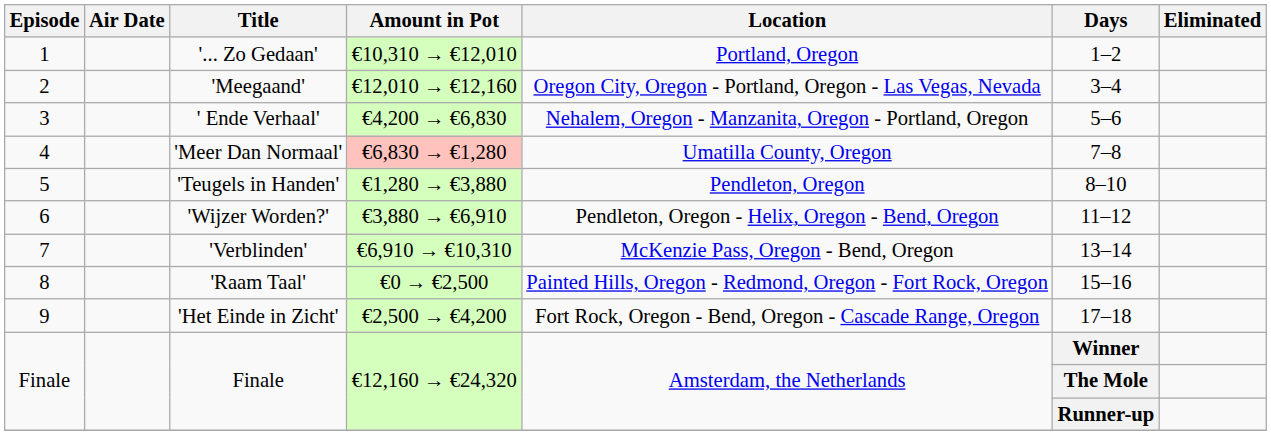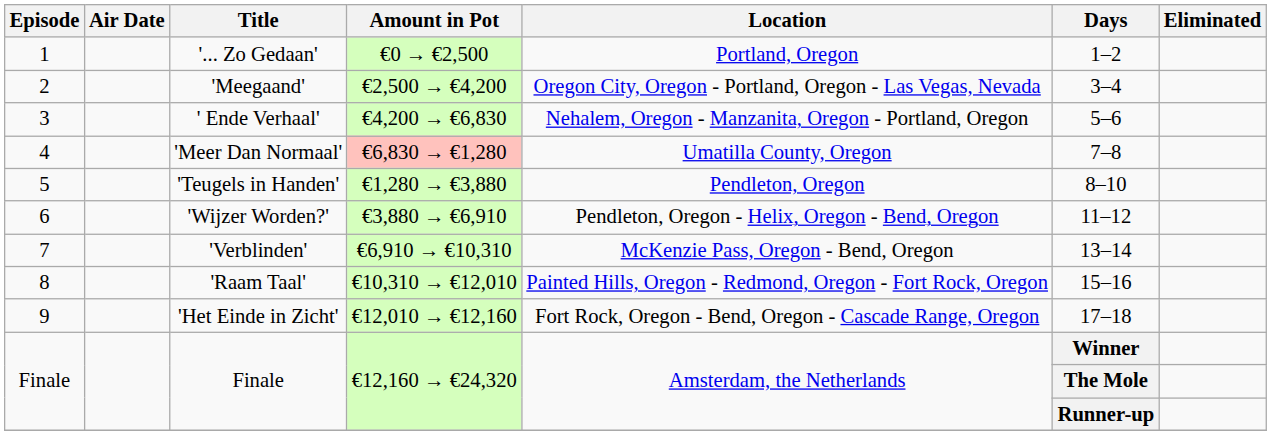(434, 53) €10,310 → €12,010 -> (434, 53) €0 → €2,500
(434, 86) €12,010 → €12,160 -> (434, 86) €2,500 → €4,200
(434, 282) €0 → €2,500 -> (434, 282) €10,310 → €12,010
(434, 315) €2,500 → €4,200 -> (434, 315) €12,010 → €12,160
